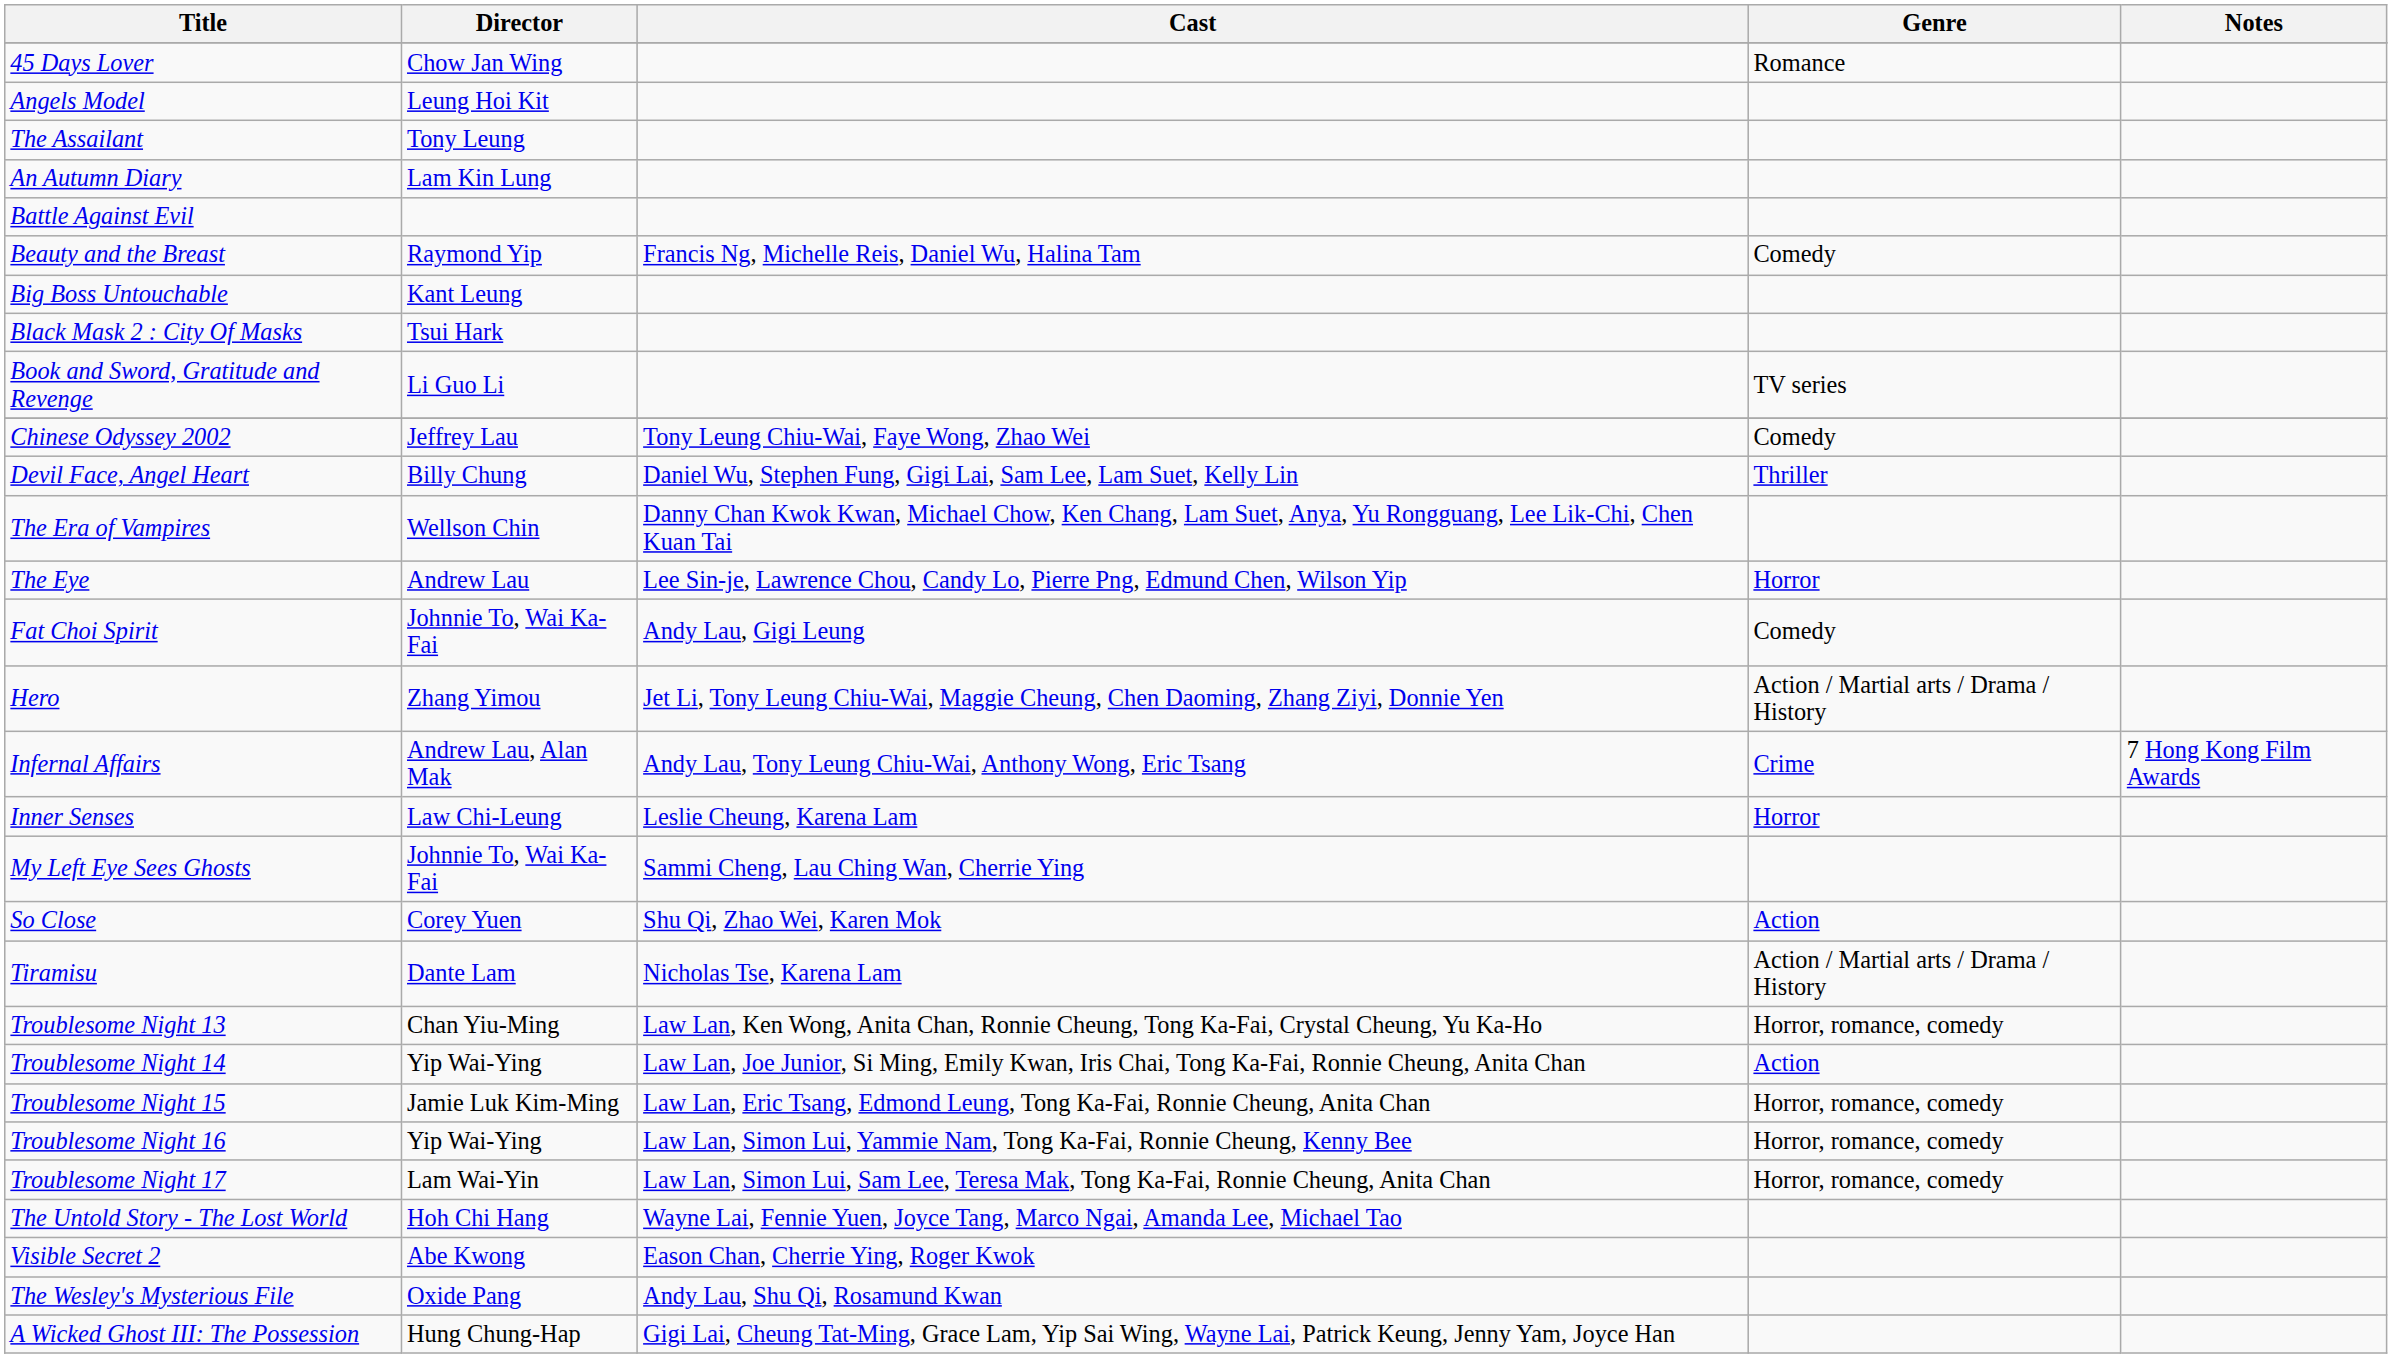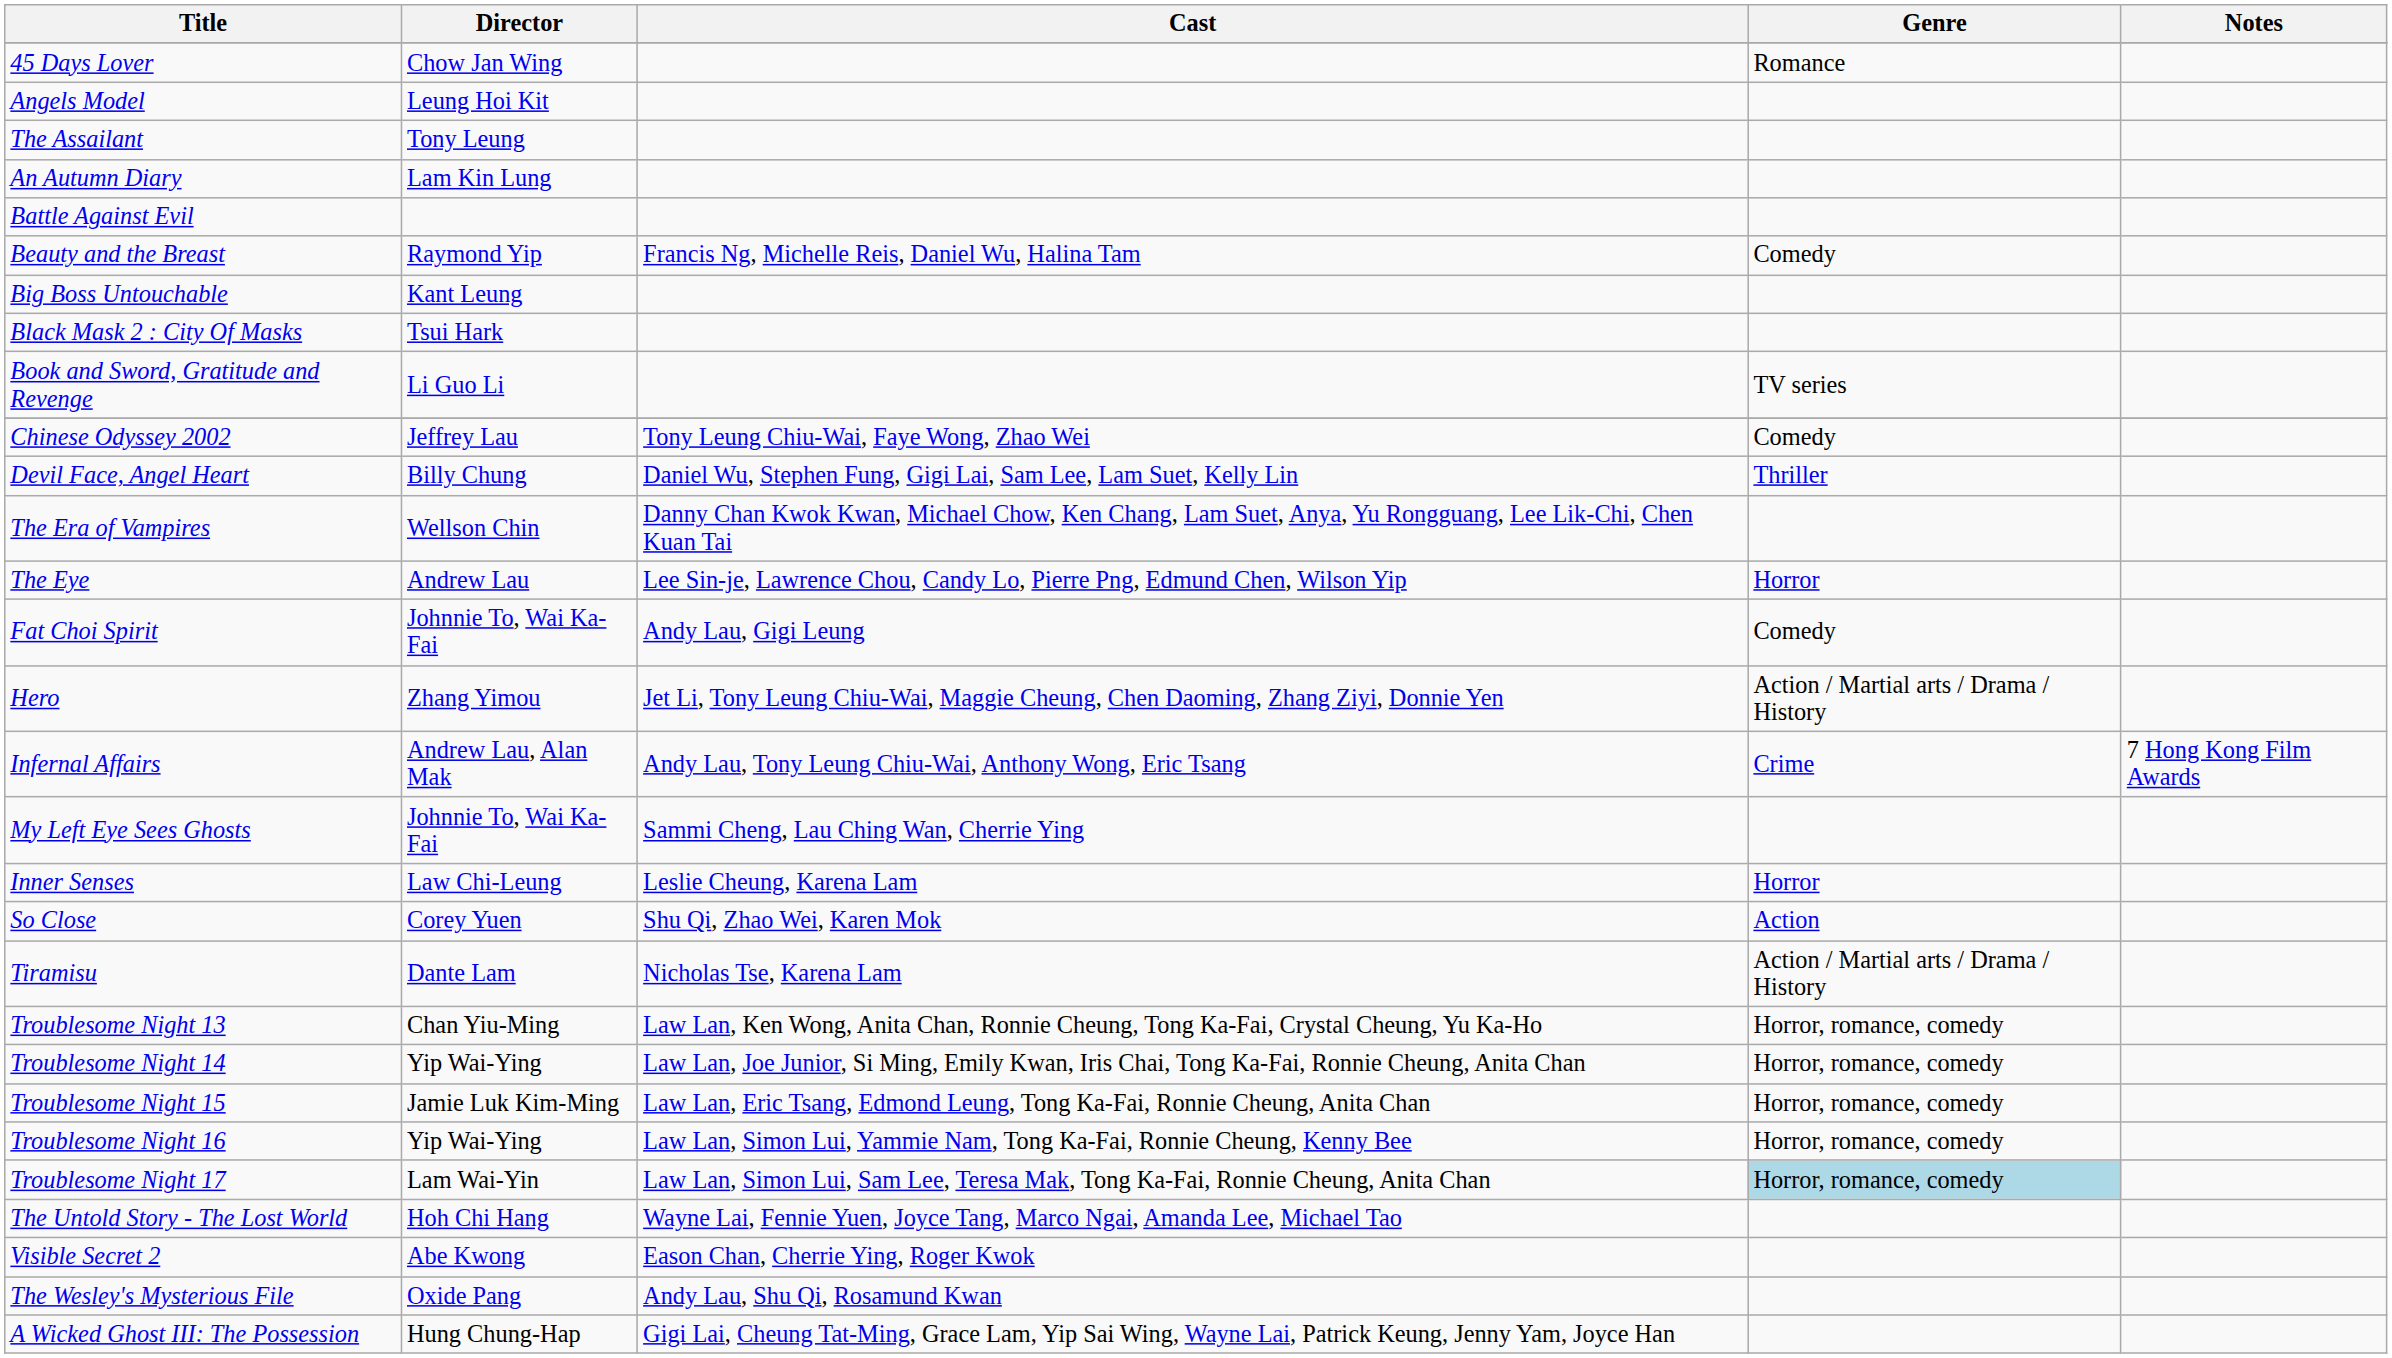rows swapped: (72, 816) <-> (131, 868)
(1786, 1063) Action -> (1879, 1063) Horror, romance, comedy
(1879, 1179) no background -> (1879, 1179) lightblue background
